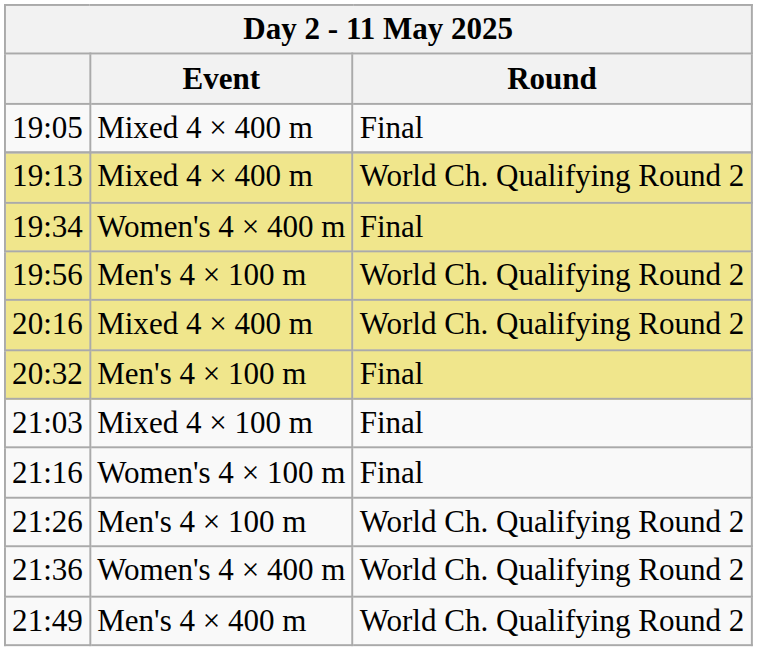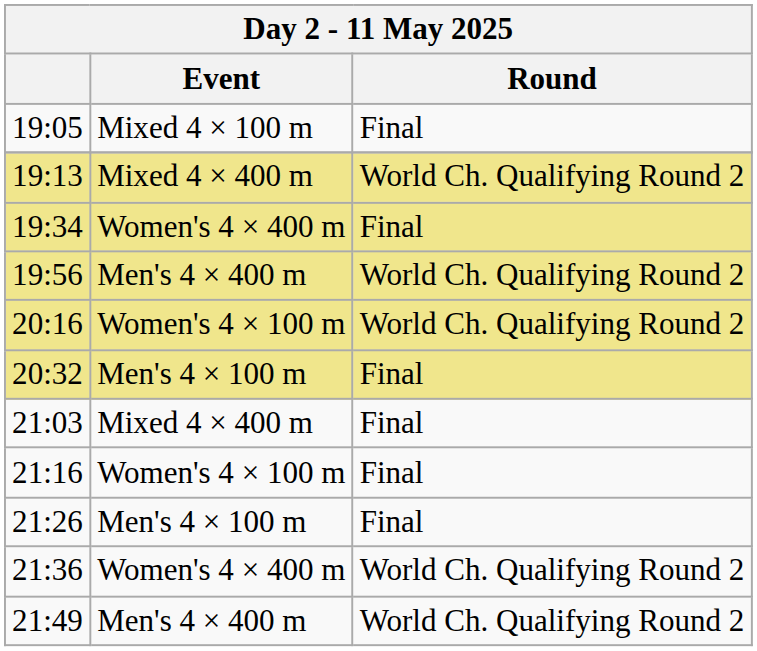(205, 127) Mixed 4 × 400 m -> (205, 127) Mixed 4 × 100 m
(202, 275) Men's 4 × 100 m -> (202, 275) Men's 4 × 400 m
(205, 324) Mixed 4 × 400 m -> (221, 324) Women's 4 × 100 m
(205, 422) Mixed 4 × 100 m -> (205, 422) Mixed 4 × 400 m
(552, 521) World Ch. Qualifying Round 2 -> (392, 521) Final
